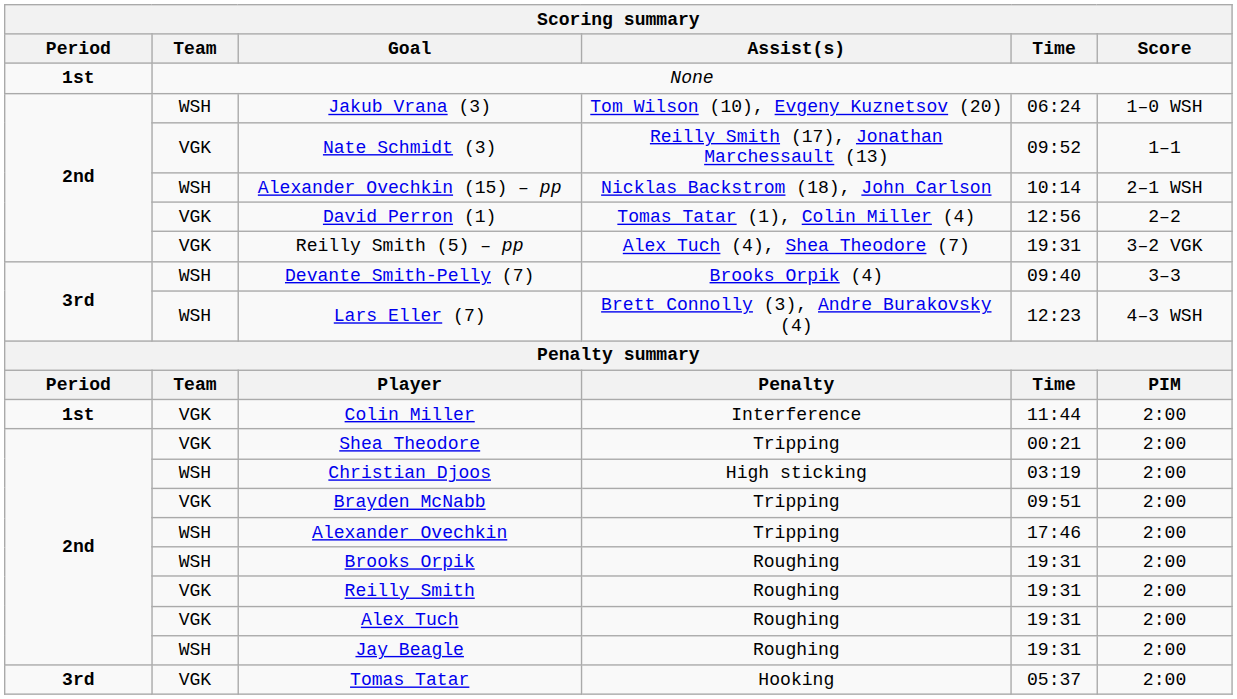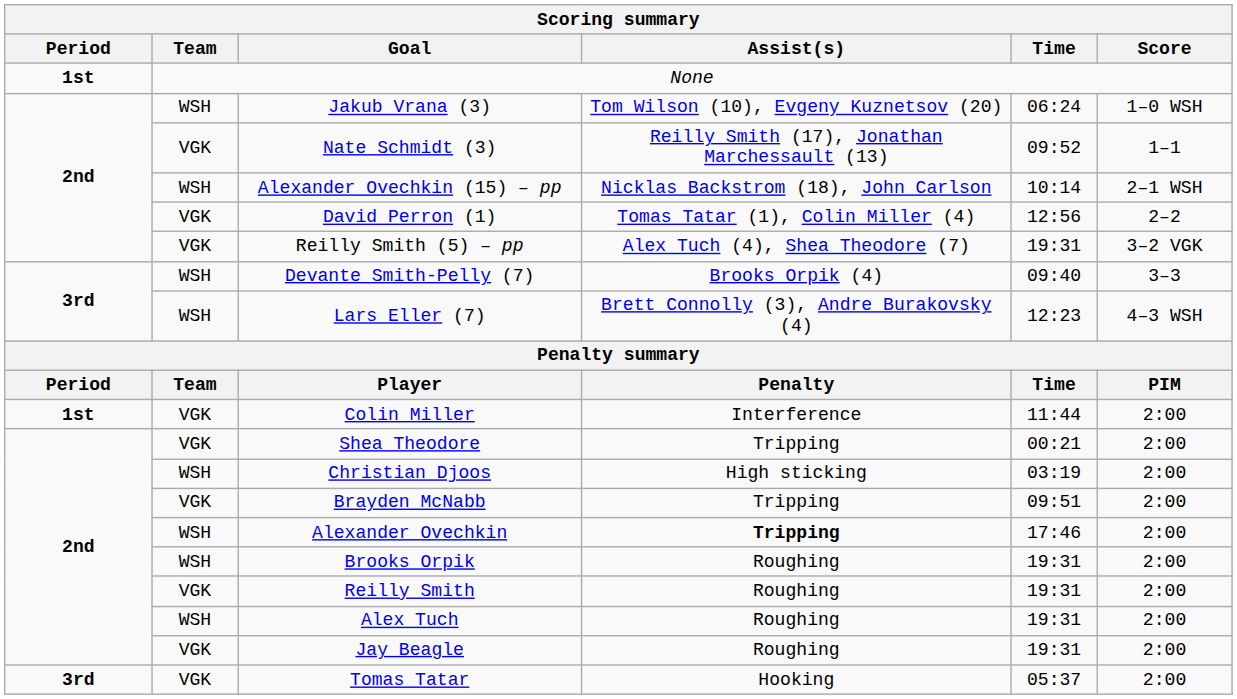(796, 532) normal -> (796, 532) bold
(195, 621) VGK -> (195, 621) WSH
(195, 650) WSH -> (195, 650) VGK
